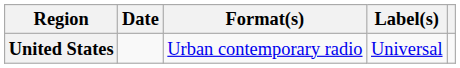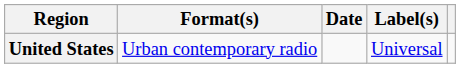columns swapped: (140, 19) <-> (265, 19)
